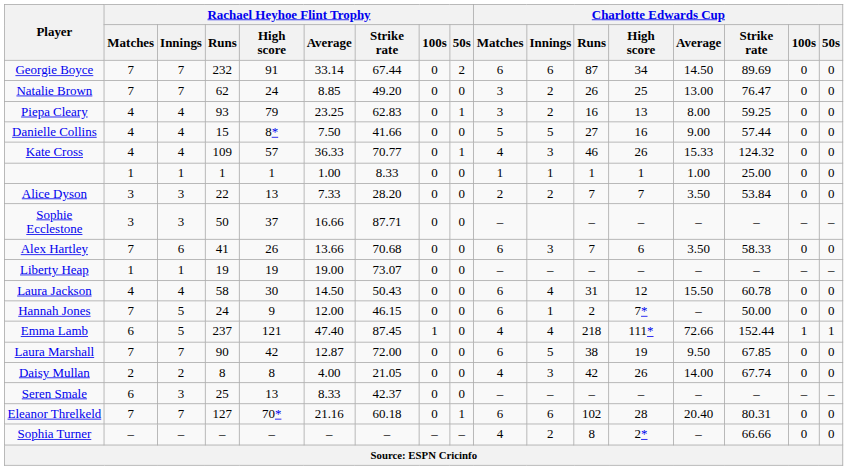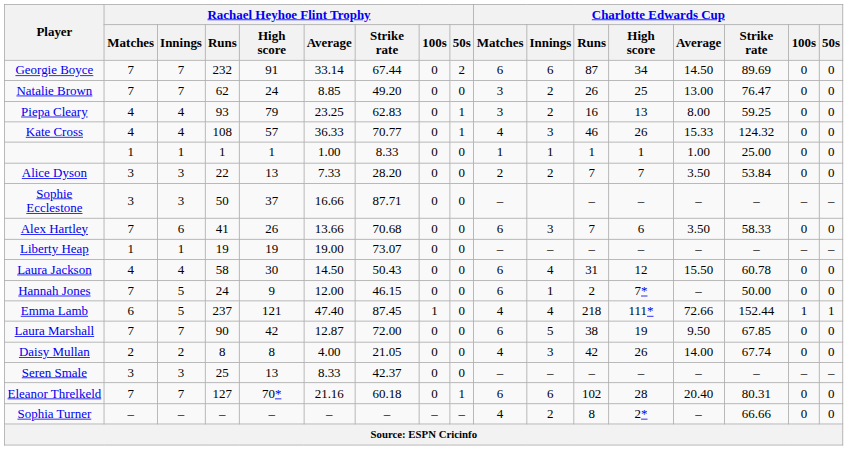- row: (54, 132)
(222, 152) 109 -> (222, 132) 108
(131, 393) 6 -> (131, 372) 3
